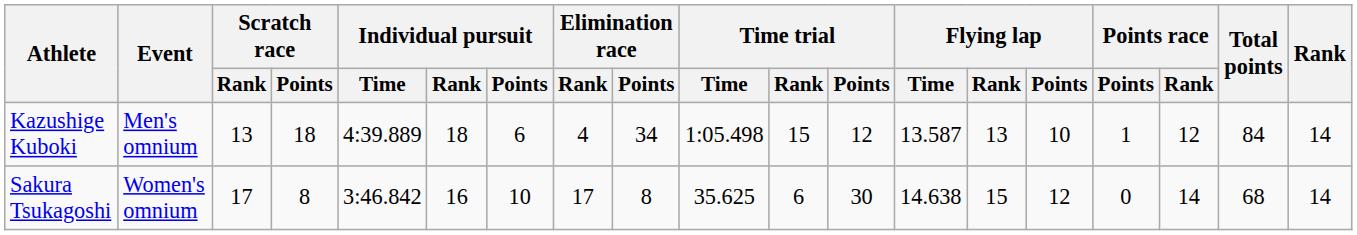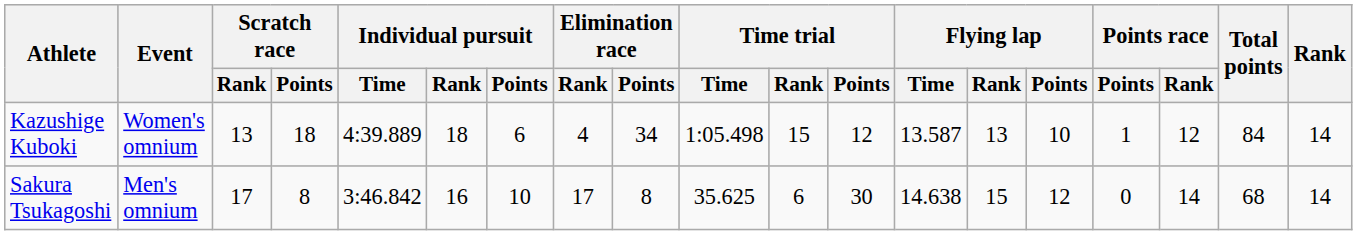(160, 134) Men's omnium -> (164, 134) Women's omnium
(164, 197) Women's omnium -> (160, 197) Men's omnium
